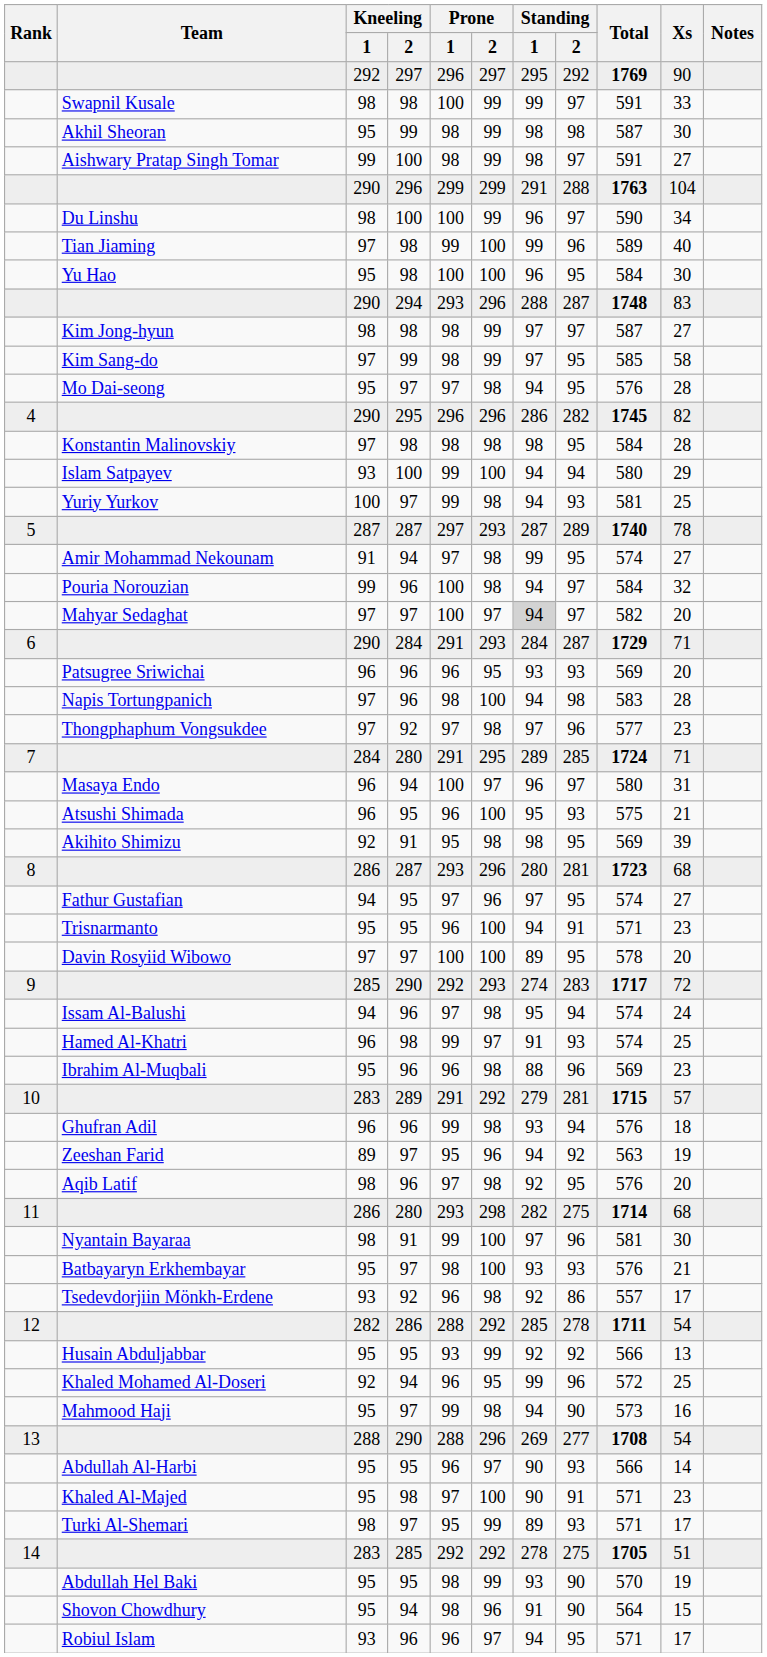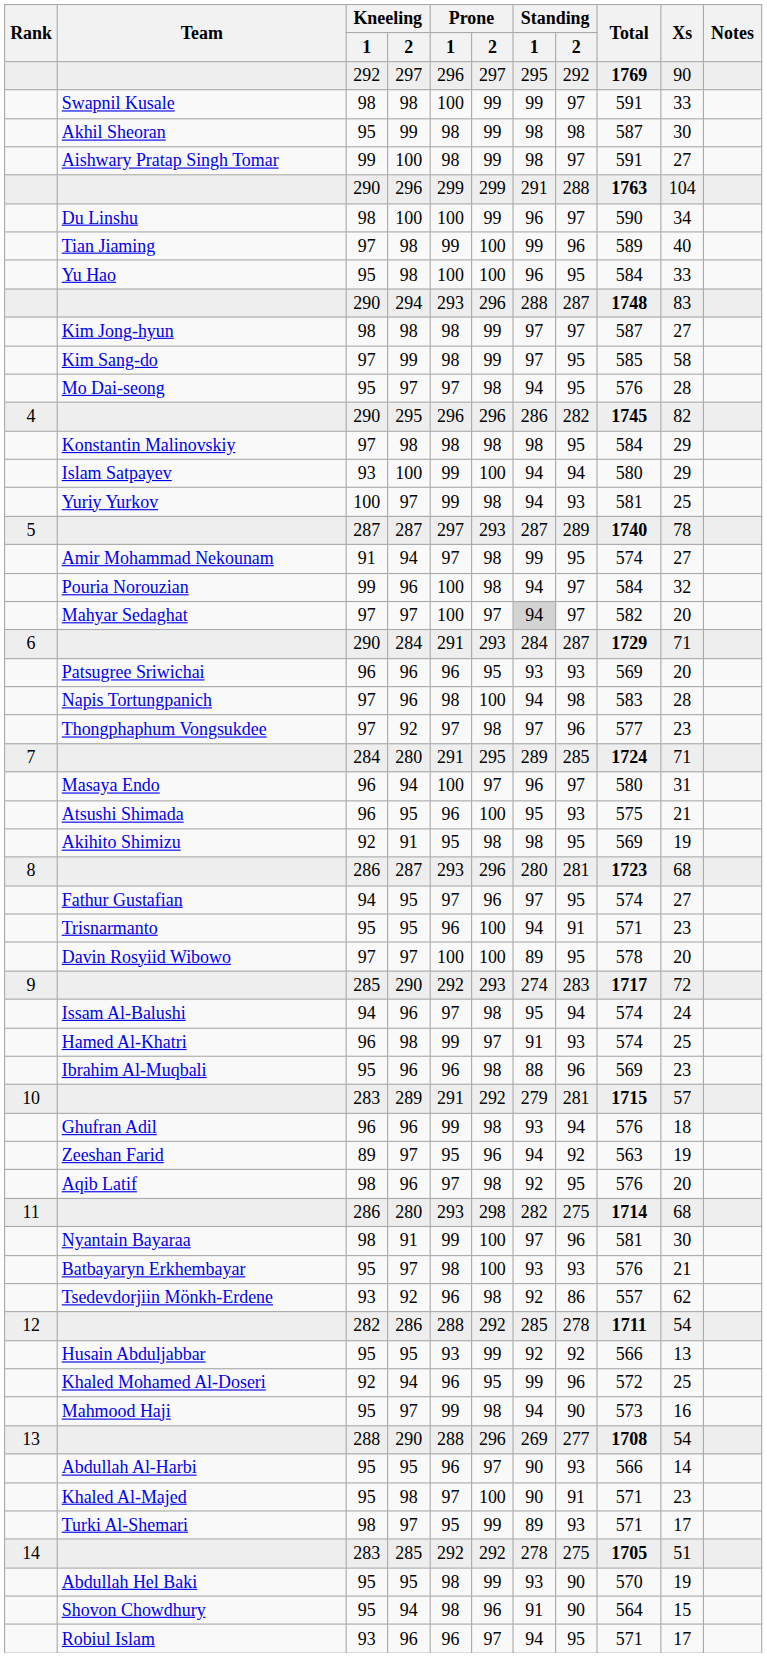(682, 274) 30 -> (682, 274) 33
(682, 445) 28 -> (682, 445) 29
(682, 842) 39 -> (682, 842) 19
(682, 1297) 17 -> (682, 1297) 62
